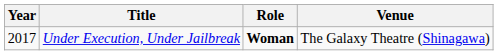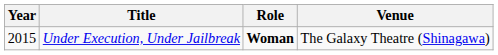(22, 38) 2017 -> (22, 38) 2015
